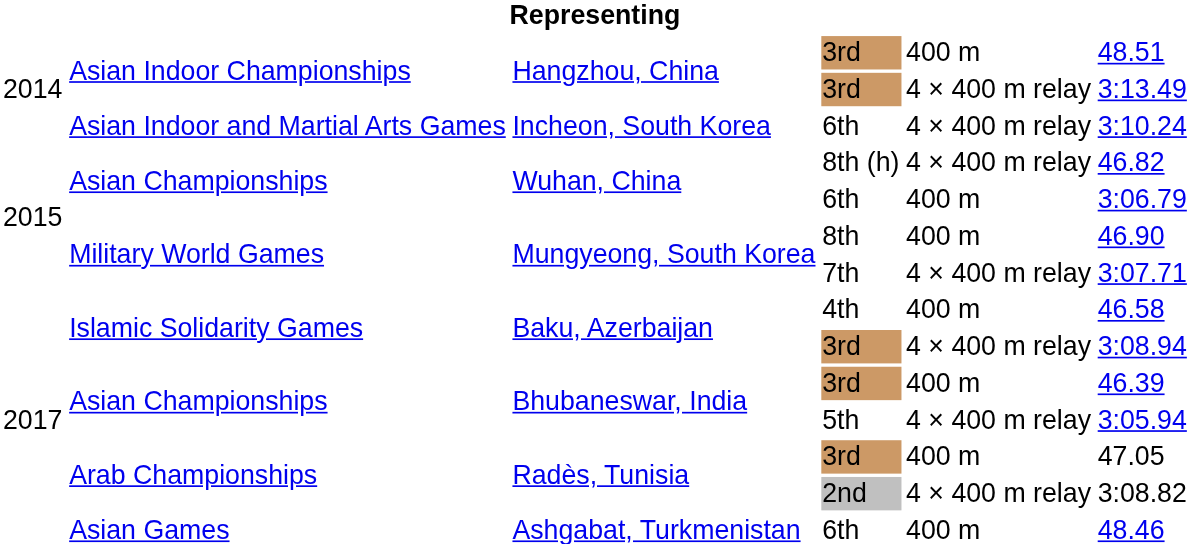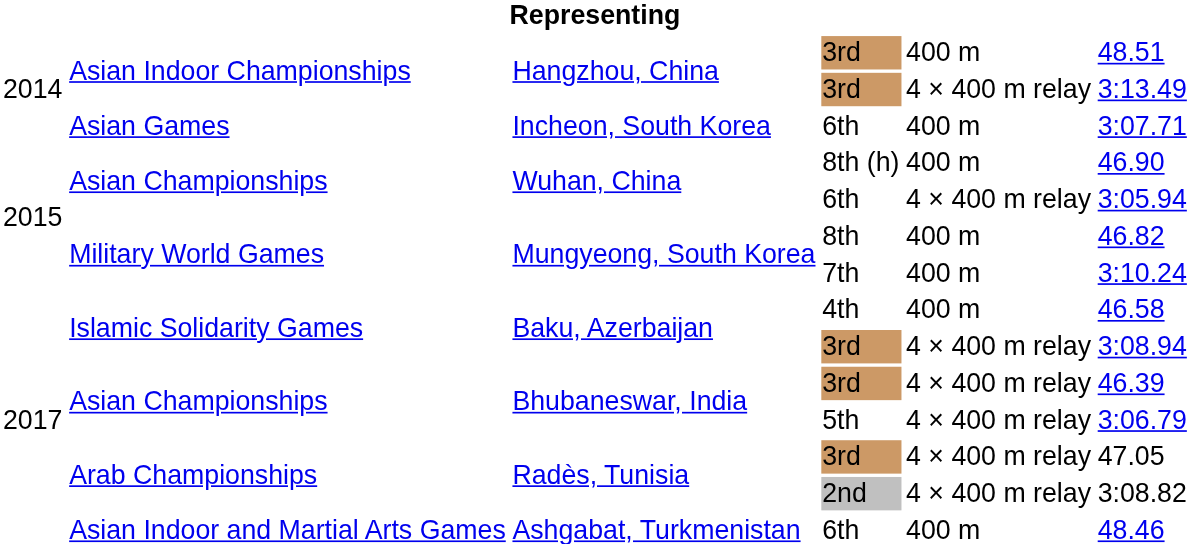(287, 125) Asian Indoor and Martial Arts Games -> (149, 125) Asian Games
(999, 125) 4 × 400 m relay -> (943, 125) 400 m
(1142, 125) 3:10.24 -> (1142, 125) 3:07.71
(999, 162) 4 × 400 m relay -> (943, 162) 400 m
(1131, 162) 46.82 -> (1131, 162) 46.90
(943, 199) 400 m -> (999, 199) 4 × 400 m relay
(1142, 199) 3:06.79 -> (1142, 199) 3:05.94
(1131, 236) 46.90 -> (1131, 236) 46.82
(999, 272) 4 × 400 m relay -> (943, 272) 400 m
(1142, 272) 3:07.71 -> (1142, 272) 3:10.24
(943, 383) 400 m -> (999, 383) 4 × 400 m relay
(1142, 419) 3:05.94 -> (1142, 419) 3:06.79
(943, 456) 400 m -> (999, 456) 4 × 400 m relay
(149, 530) Asian Games -> (287, 530) Asian Indoor and Martial Arts Games
